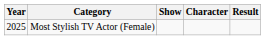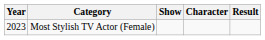(16, 27) 2025 -> (16, 27) 2023
